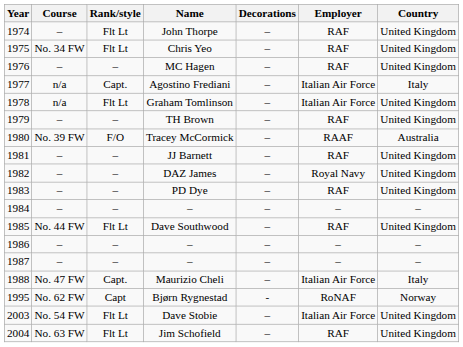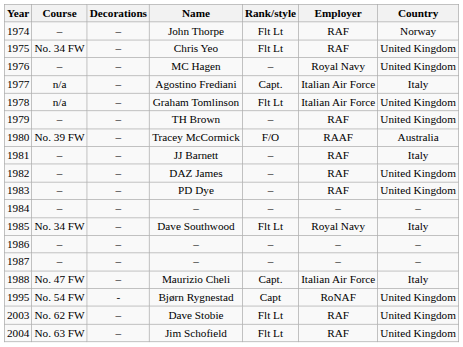columns swapped: (115, 13) <-> (267, 13)
(418, 31) United Kingdom -> (418, 31) Norway
(338, 66) RAF -> (338, 66) Royal Navy
(418, 155) United Kingdom -> (418, 155) Italy
(338, 173) Royal Navy -> (338, 173) RAF
(60, 226) No. 44 FW -> (60, 226) No. 34 FW
(338, 226) RAF -> (338, 226) Royal Navy
(418, 226) United Kingdom -> (418, 226) Italy
(60, 297) No. 62 FW -> (60, 297) No. 54 FW
(418, 297) Norway -> (418, 297) United Kingdom
(60, 315) No. 54 FW -> (60, 315) No. 62 FW
(338, 315) Italian Air Force -> (338, 315) RAF
